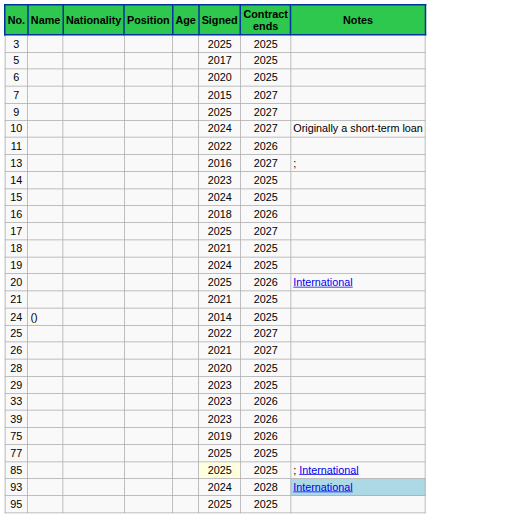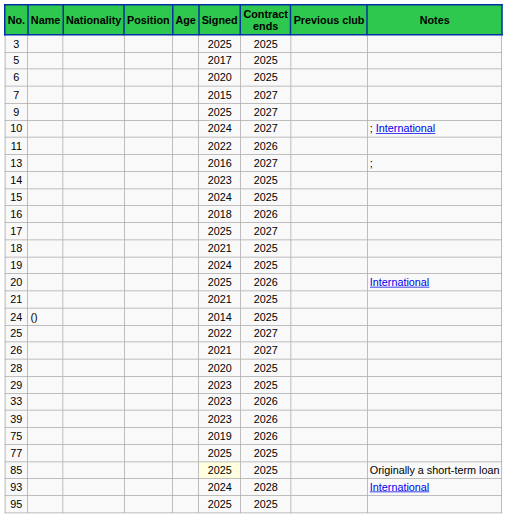+ column: (329, 20)
(358, 129) Originally a short-term loan -> (403, 129) ; International
(326, 470) ; International -> (435, 470) Originally a short-term loan
(323, 487) lightblue background -> (400, 487) no background
